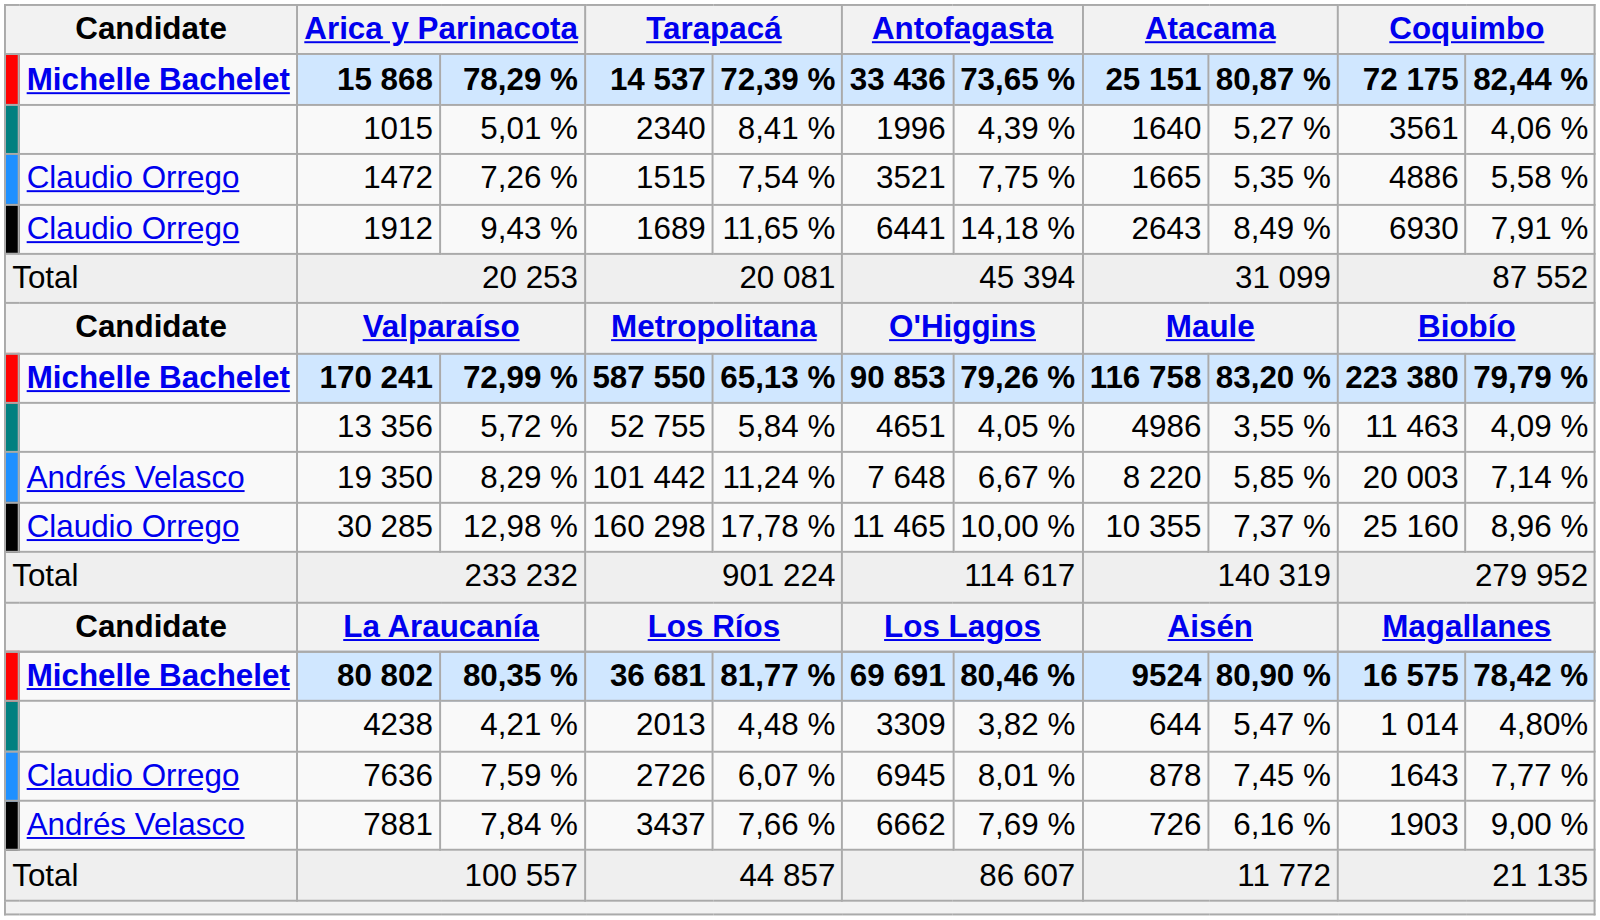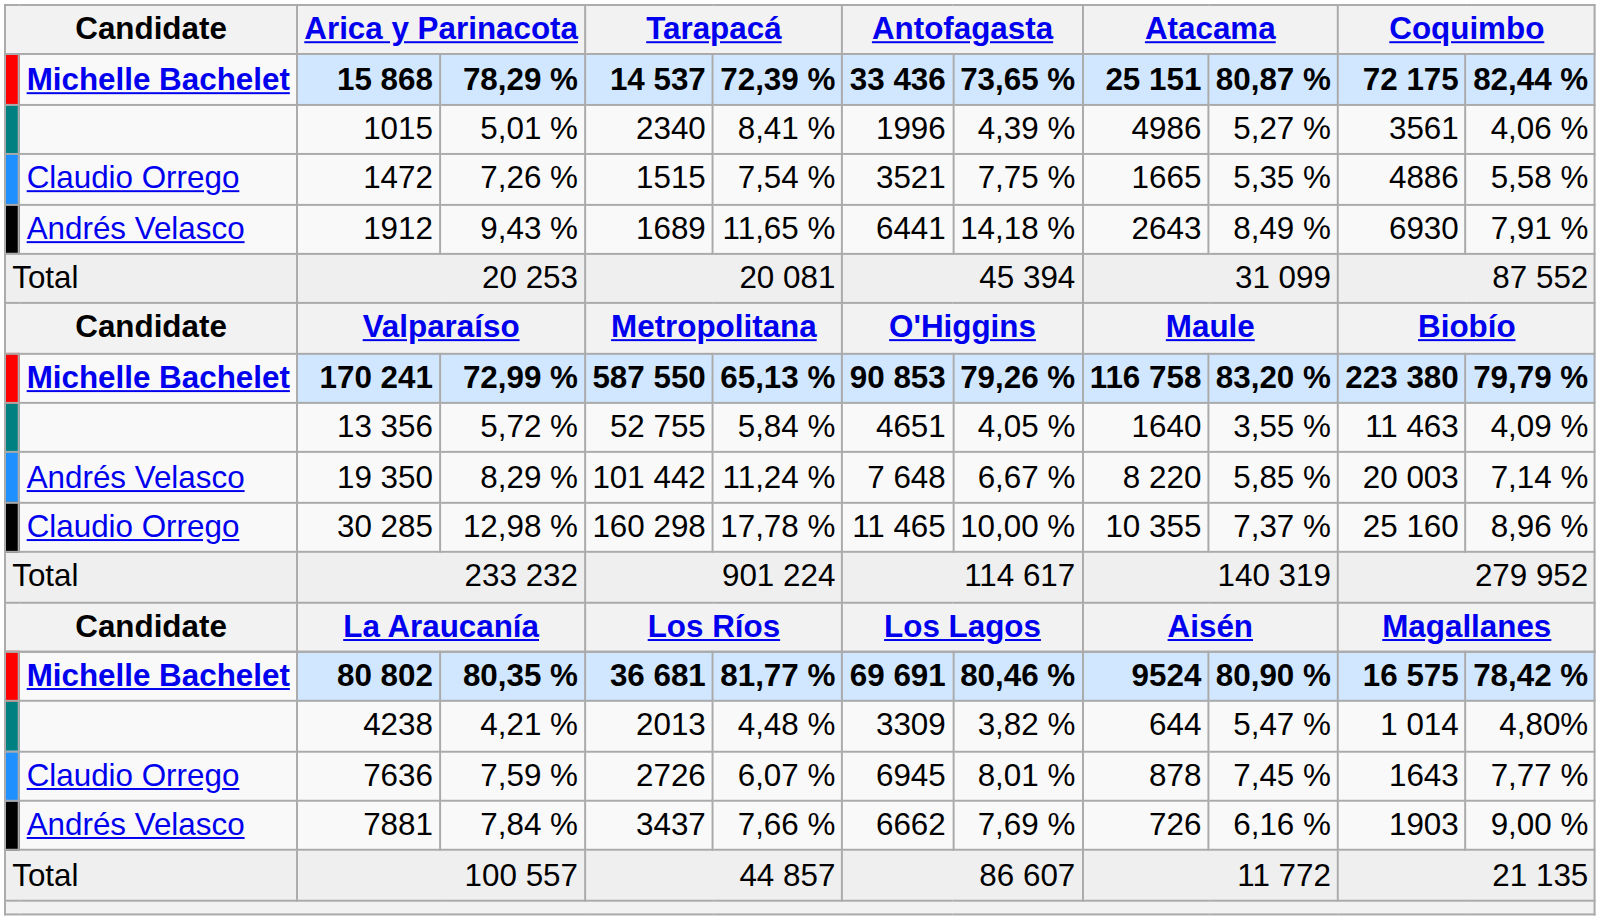(1166, 128) 1640 -> (1166, 128) 4986
(133, 228) Claudio Orrego -> (136, 228) Andrés Velasco
(1166, 427) 4986 -> (1166, 427) 1640
